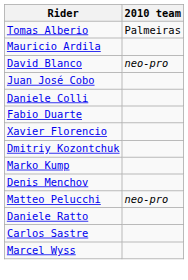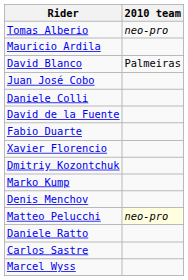(153, 30) Palmeiras -> (146, 30) neo-pro
(146, 64) neo-pro -> (153, 64) Palmeiras
+ row: (63, 115)
(146, 199) no background -> (146, 216) lightyellow background
